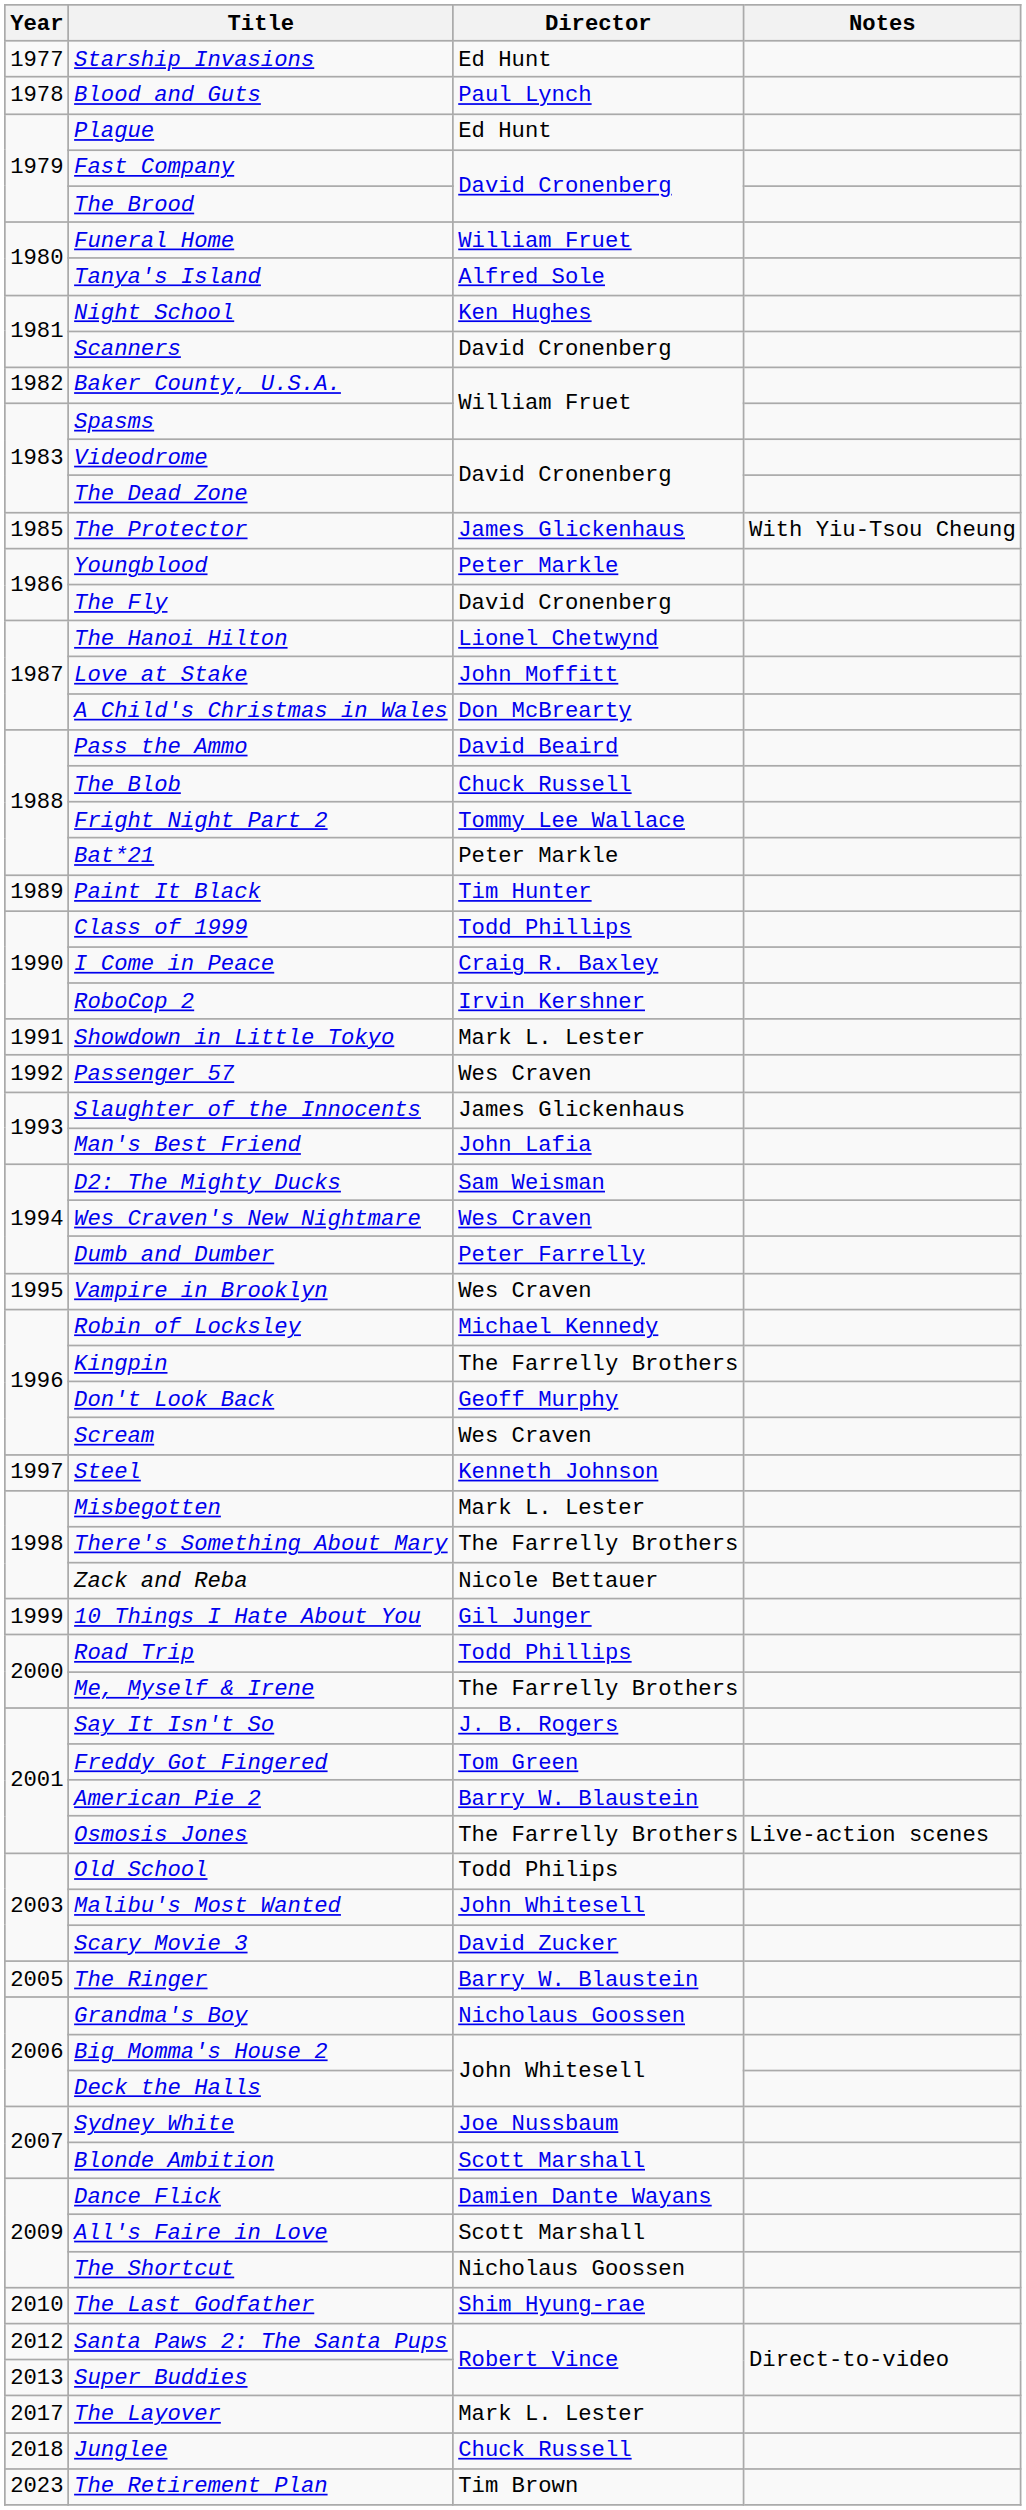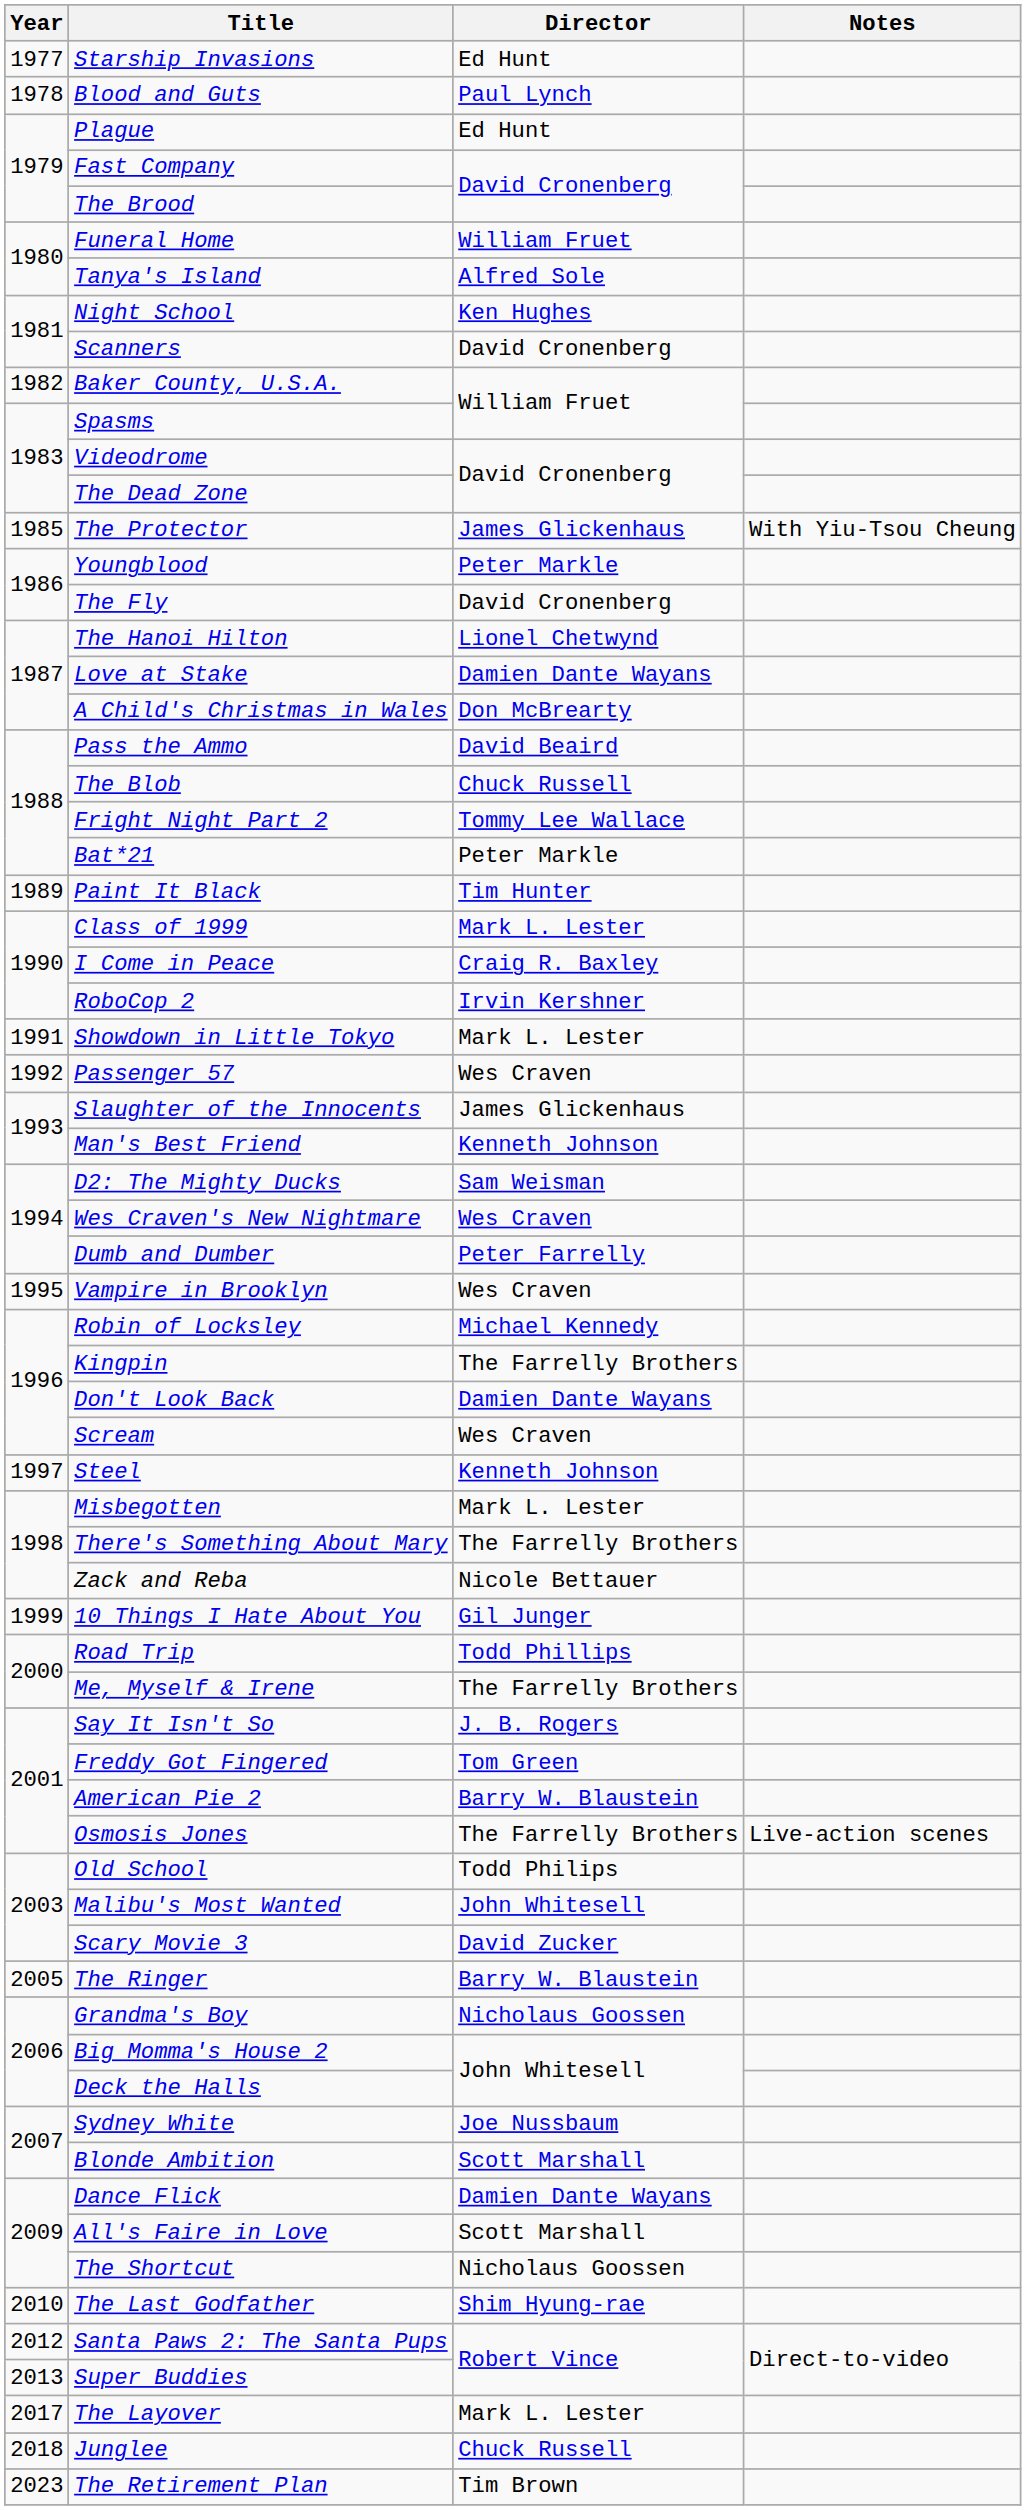(538, 675) John Moffitt -> (585, 675) Damien Dante Wayans
(545, 929) Todd Phillips -> (552, 929) Mark L. Lester
(525, 1146) John Lafia -> (558, 1146) Kenneth Johnson
(538, 1400) Geoff Murphy -> (585, 1400) Damien Dante Wayans
